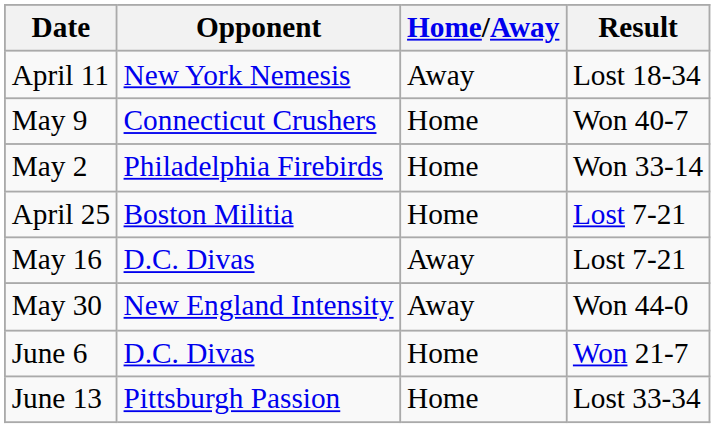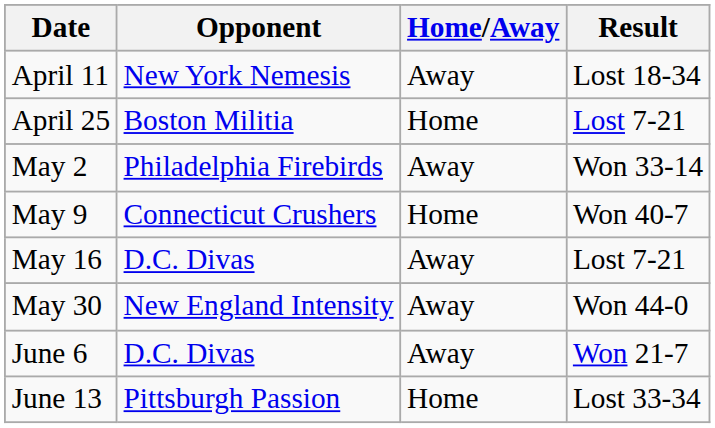rows swapped: (61, 213) <-> (49, 120)
(443, 167) Home -> (441, 167) Away
(443, 352) Home -> (441, 352) Away
